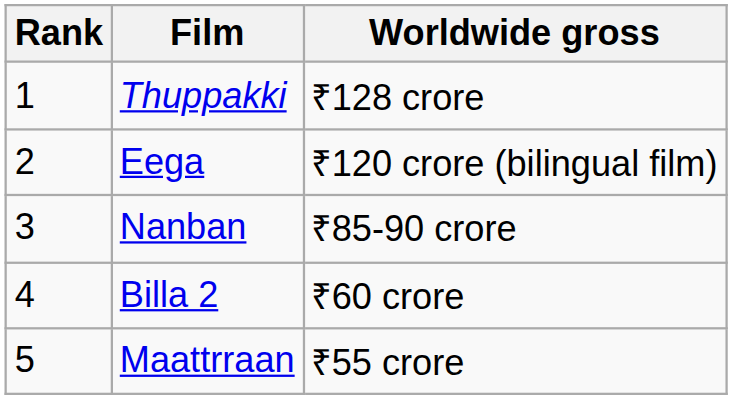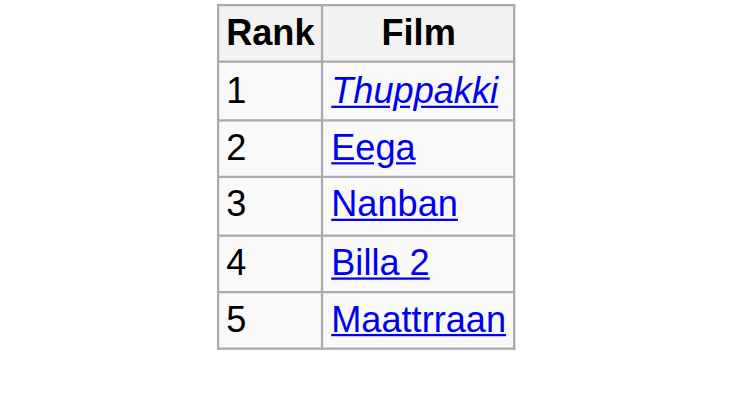- column: (514, 33)
